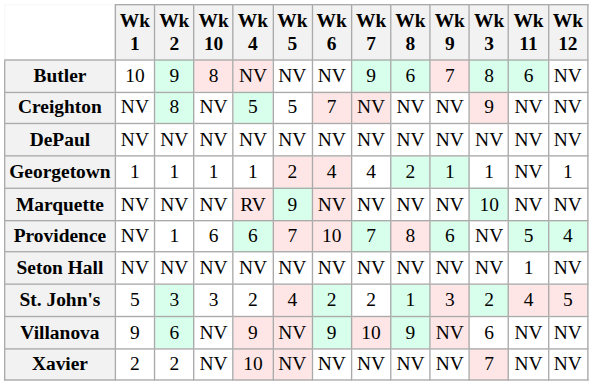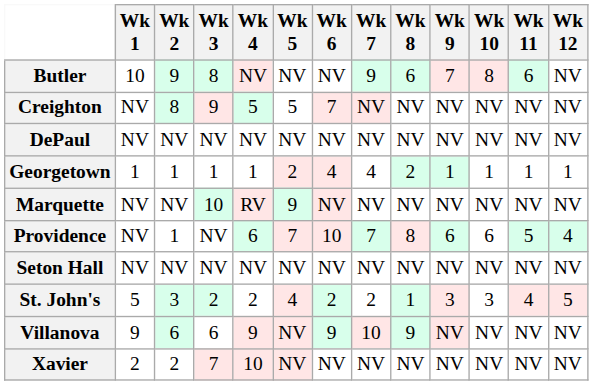columns swapped: (489, 32) <-> (214, 32)
(529, 172) NV -> (529, 172) 1
(529, 268) 1 -> (529, 268) NV
